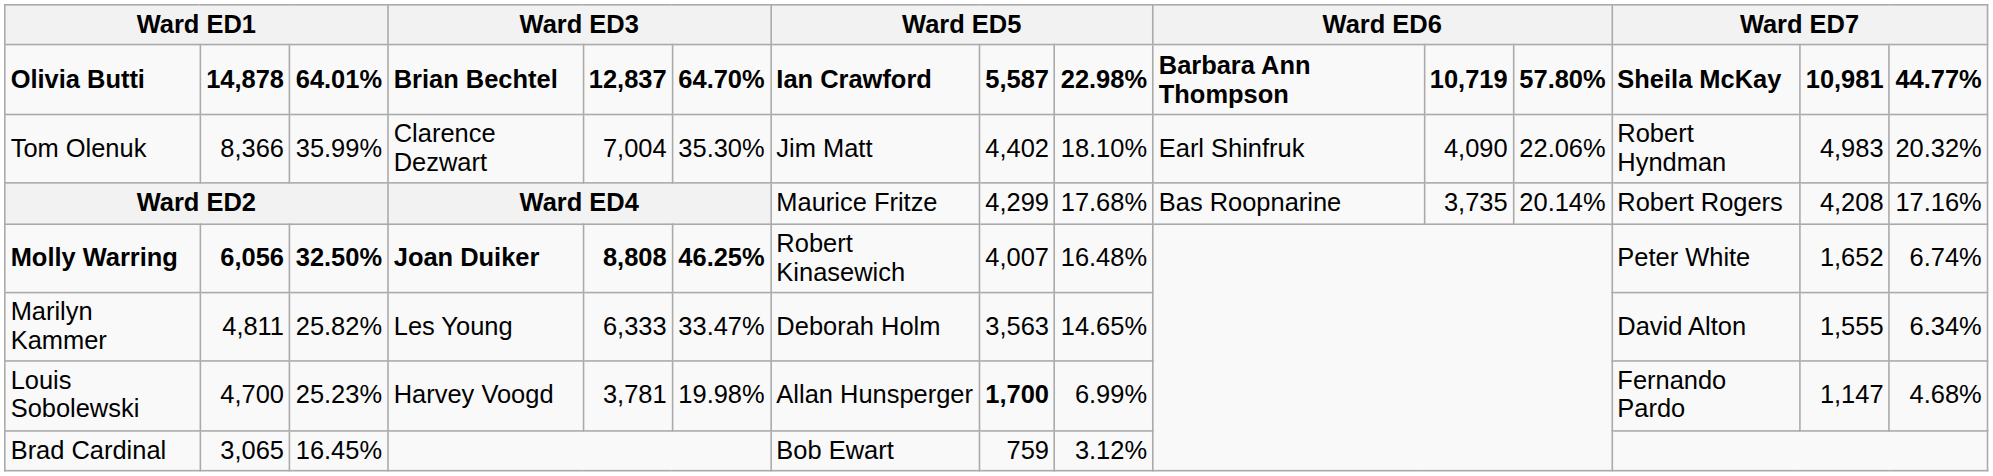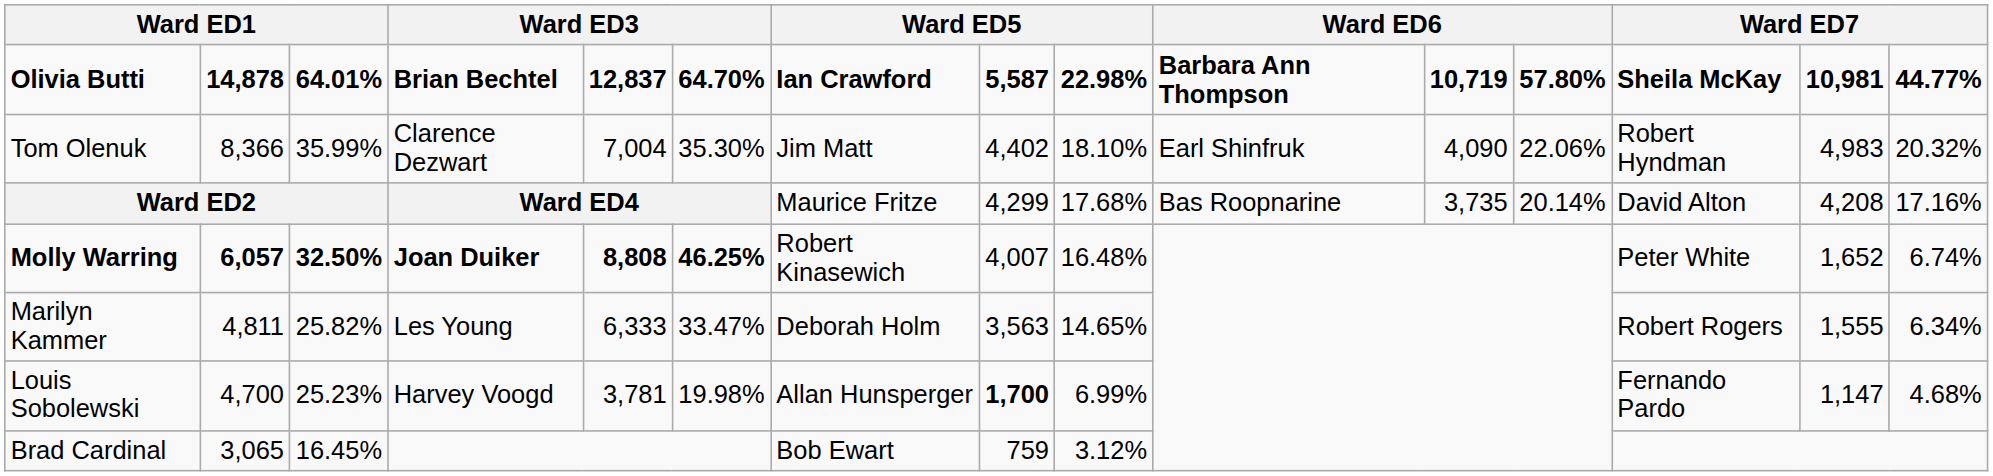(1700, 202) Robert Rogers -> (1682, 202) David Alton
(252, 257) 6,056 -> (252, 257) 6,057
(1682, 326) David Alton -> (1700, 326) Robert Rogers
